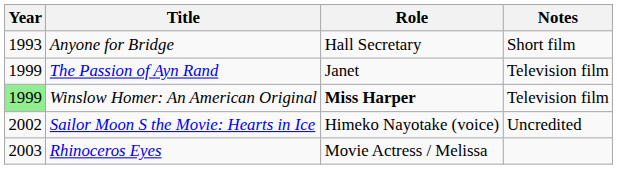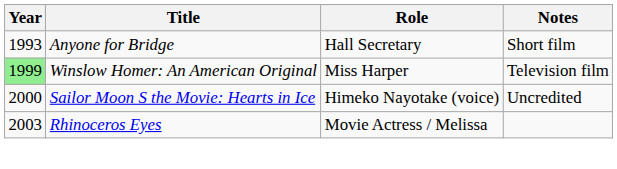- row: (134, 71)
(370, 97) bold -> (366, 71) normal
(25, 124) 2002 -> (25, 97) 2000
